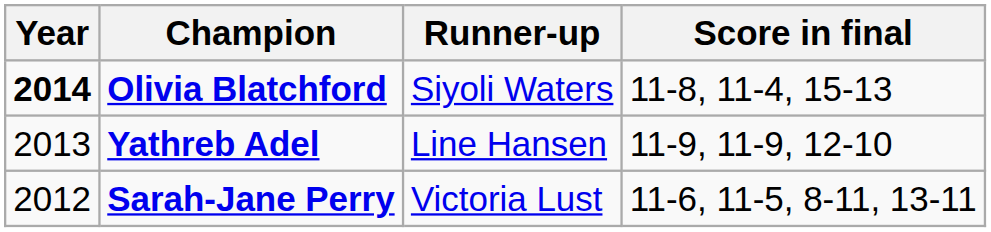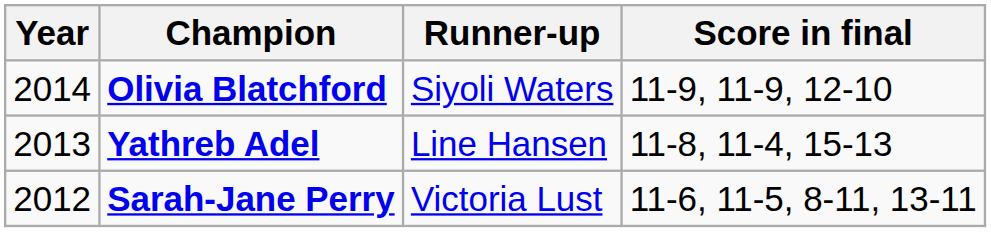(52, 88) bold -> (52, 88) normal
(761, 88) 11-8, 11-4, 15-13 -> (761, 88) 11-9, 11-9, 12-10
(761, 144) 11-9, 11-9, 12-10 -> (761, 144) 11-8, 11-4, 15-13
